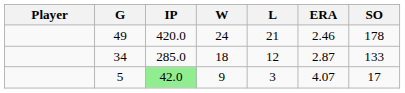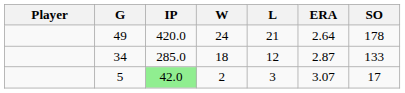(323, 35) 2.46 -> (323, 35) 2.64
(222, 77) 9 -> (222, 77) 2
(323, 77) 4.07 -> (323, 77) 3.07
